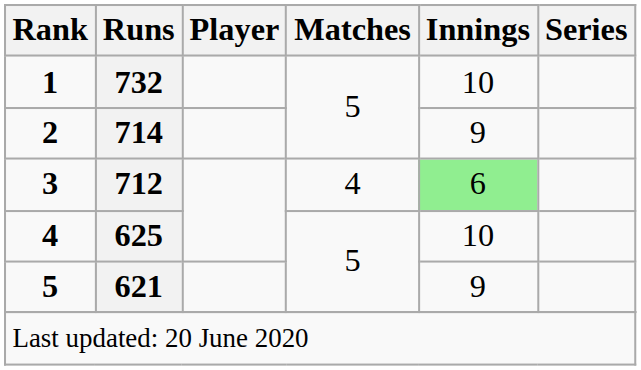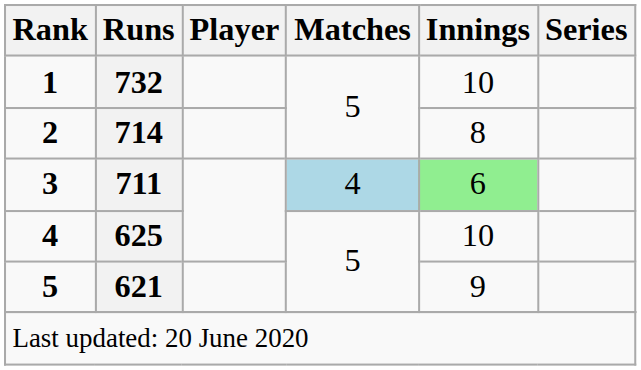(478, 132) 9 -> (478, 132) 8
(139, 183) 712 -> (139, 183) 711
(353, 183) no background -> (353, 183) lightblue background
